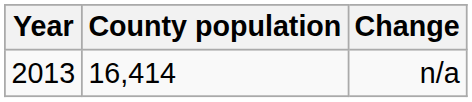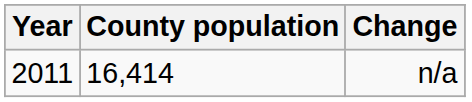(43, 72) 2013 -> (42, 72) 2011
